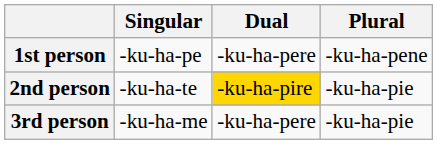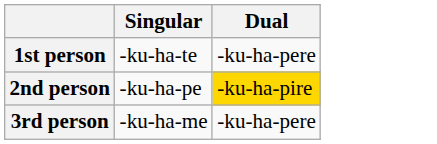- column: (377, 21)
(161, 54) -ku-ha-pe -> (158, 54) -ku-ha-te
(158, 88) -ku-ha-te -> (161, 88) -ku-ha-pe
